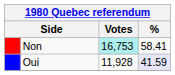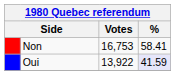(117, 46) paleturquoise background -> (117, 46) no background
(117, 63) 11,928 -> (117, 63) 13,922
